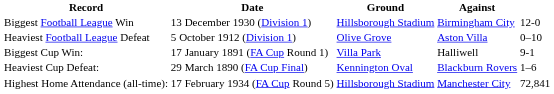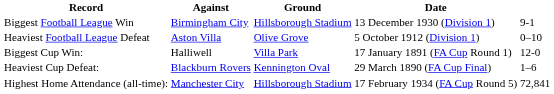columns swapped: (477, 7) <-> (252, 7)
(530, 22) 12-0 -> (527, 22) 9-1
(527, 52) 9-1 -> (530, 52) 12-0
